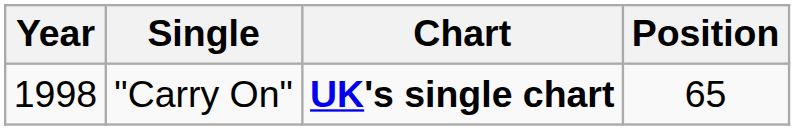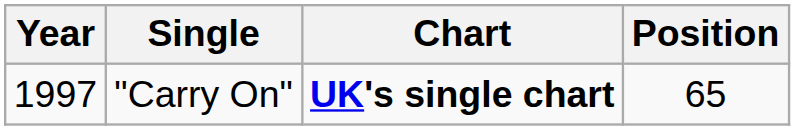(55, 93) 1998 -> (55, 93) 1997
